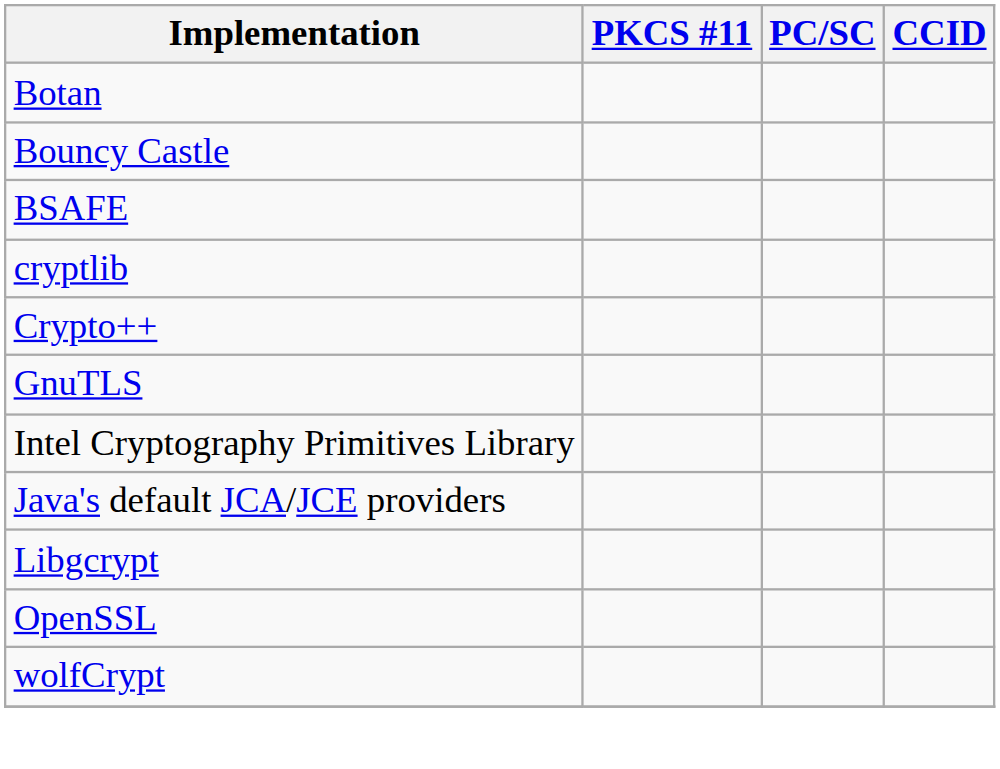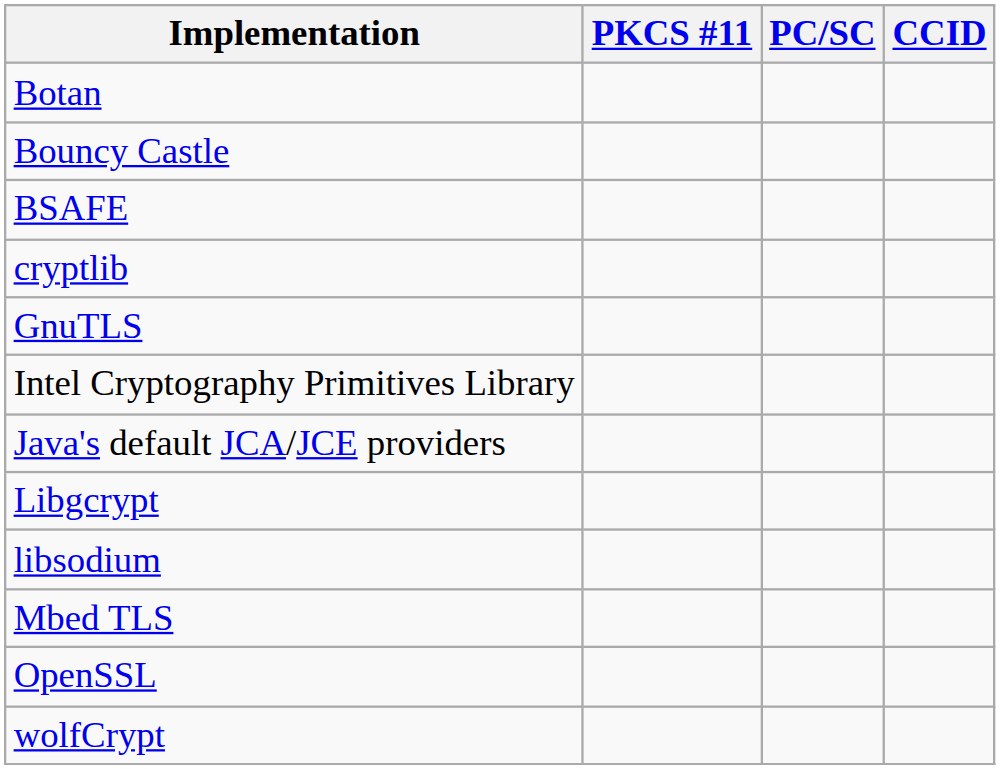- row: (86, 325)
+ row: (87, 558)
+ row: (94, 617)
